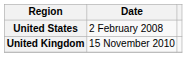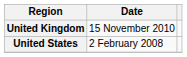rows swapped: (46, 44) <-> (46, 28)
